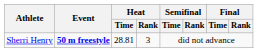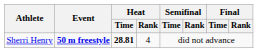(124, 40) normal -> (124, 40) bold
(148, 40) 3 -> (148, 40) 4
